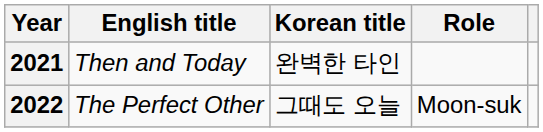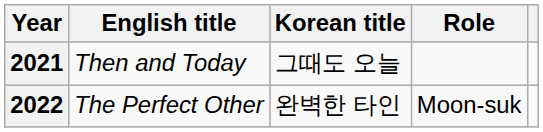(338, 62) 완벽한 타인 -> (338, 62) 그때도 오늘
(338, 104) 그때도 오늘 -> (338, 104) 완벽한 타인
